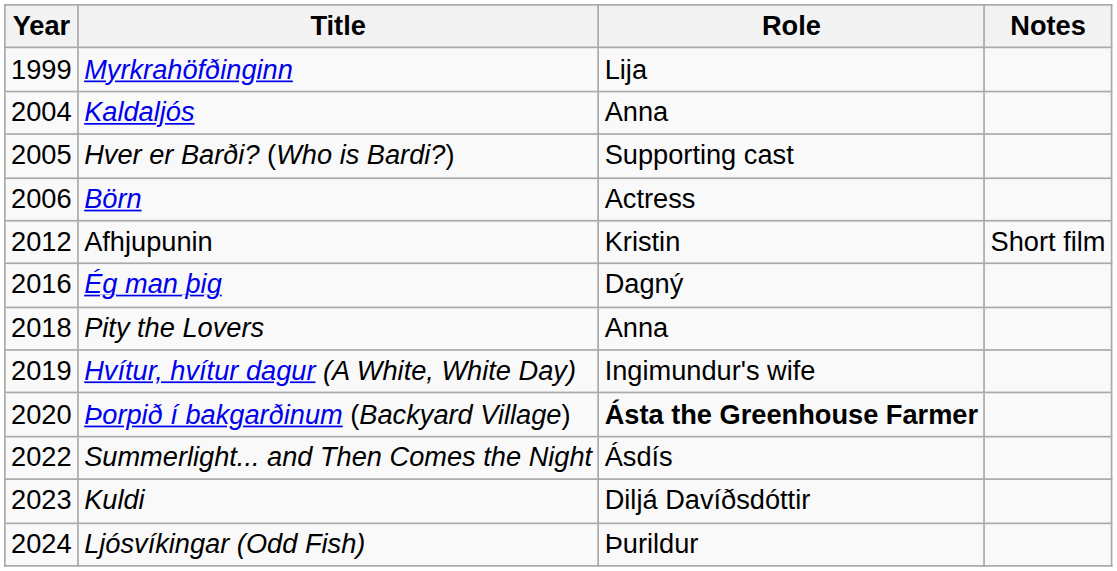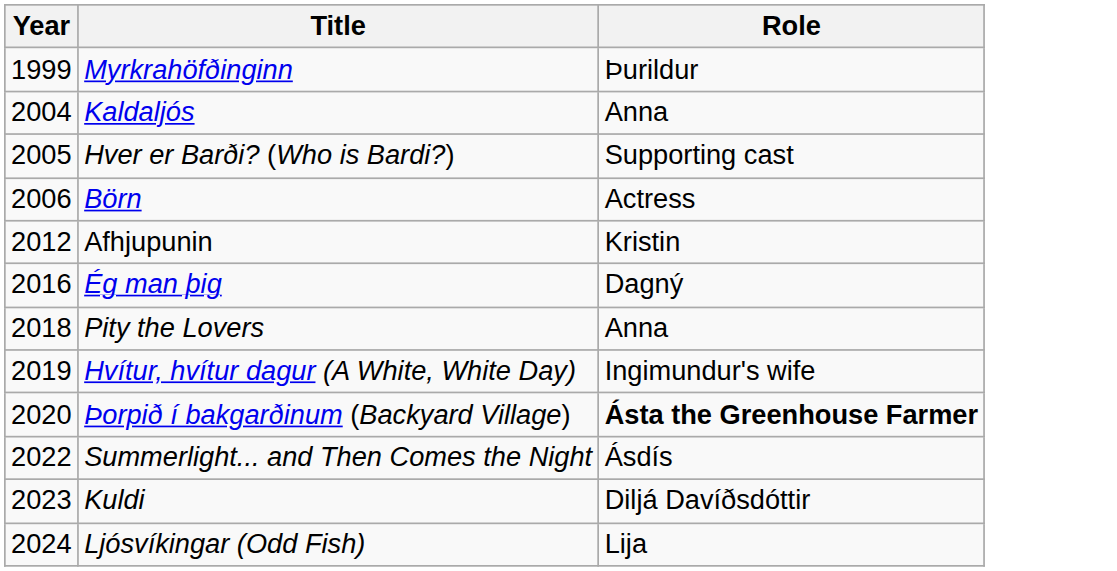- column: (1048, 26)
(626, 69) Lija -> (652, 69) Þurildur
(652, 543) Þurildur -> (626, 543) Lija
